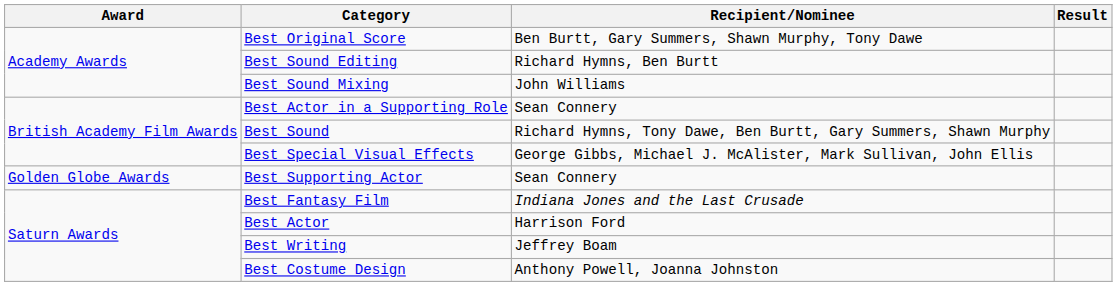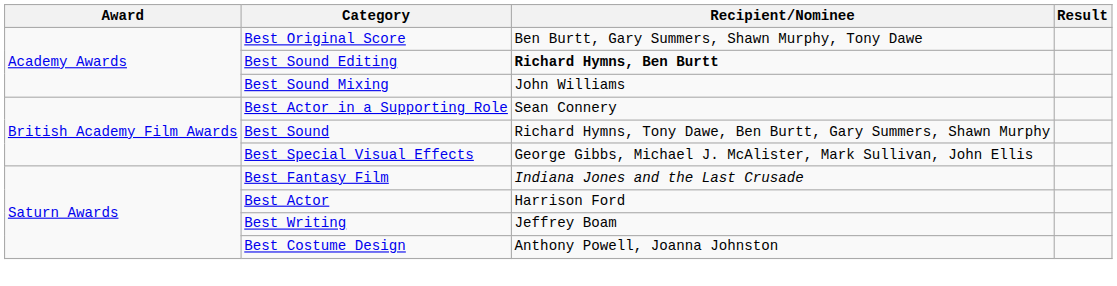(617, 62) normal -> (617, 62) bold
- row: (334, 178)
